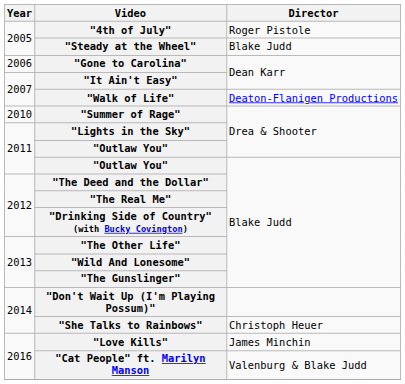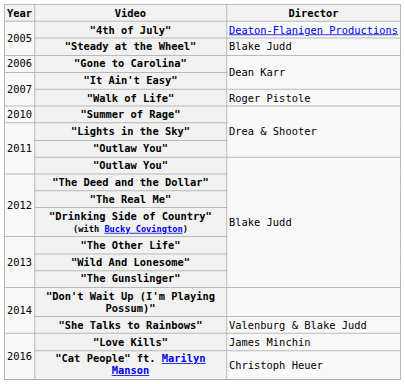(270, 30) Roger Pistole -> (314, 30) Deaton-Flanigen Productions
(314, 98) Deaton-Flanigen Productions -> (270, 98) Roger Pistole
(276, 325) Christoph Heuer -> (298, 325) Valenburg & Blake Judd
(298, 365) Valenburg & Blake Judd -> (276, 365) Christoph Heuer
